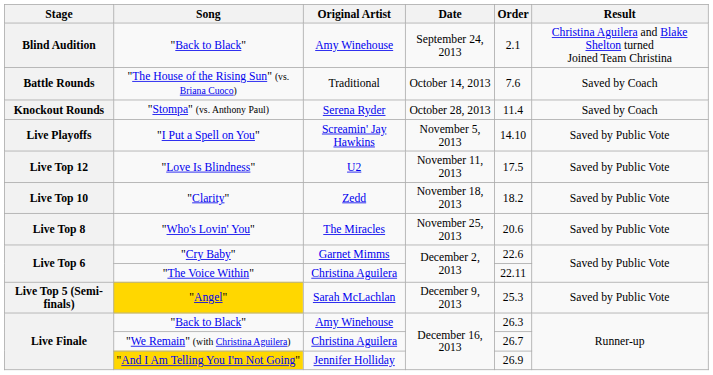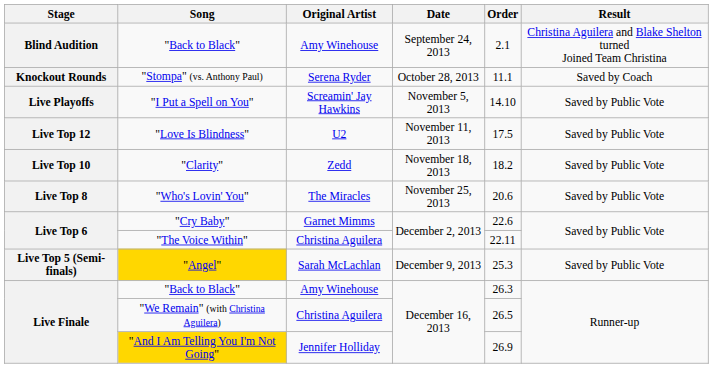- row: (59, 84)
(513, 110) 11.4 -> (503, 77) 11.1
(513, 342) 26.7 -> (503, 316) 26.5
